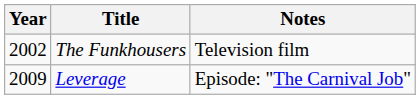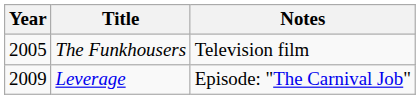(28, 49) 2002 -> (28, 49) 2005
